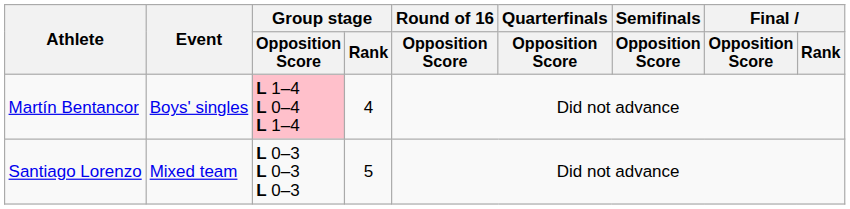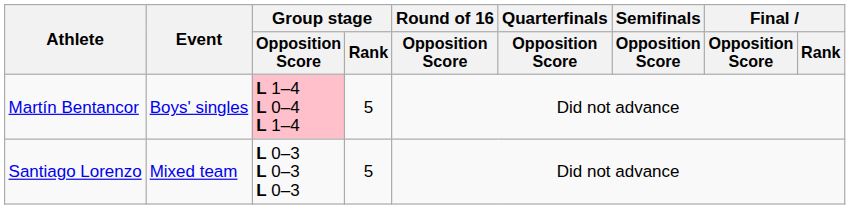(368, 107) 4 -> (368, 107) 5
